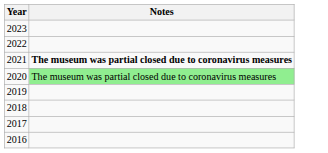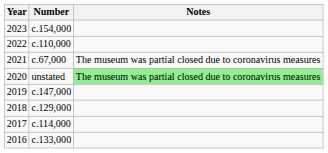+ column: (51, 12)
(162, 60) bold -> (198, 60) normal
